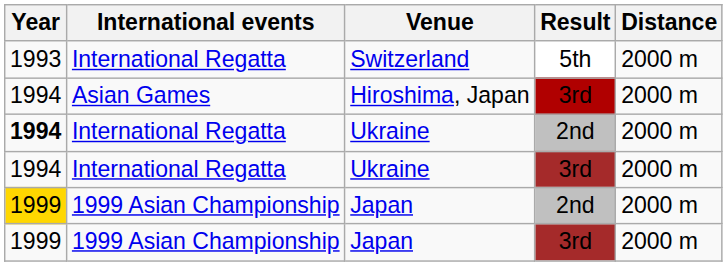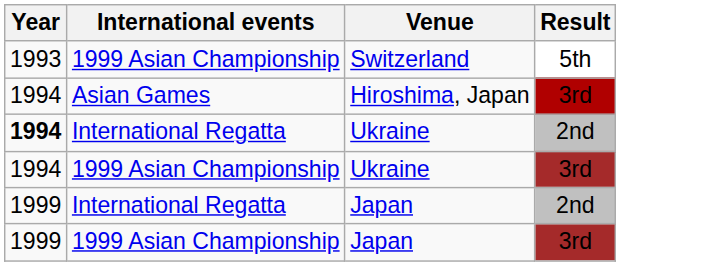- column: (669, 22)
(179, 59) International Regatta -> (206, 59) 1999 Asian Championship
(179, 168) International Regatta -> (206, 168) 1999 Asian Championship
(36, 205) gold background -> (36, 205) no background
(206, 205) 1999 Asian Championship -> (179, 205) International Regatta
